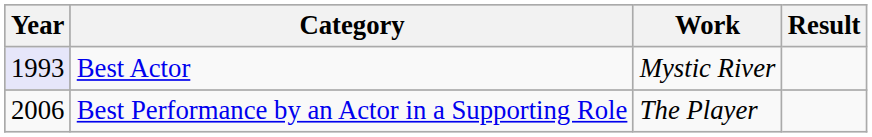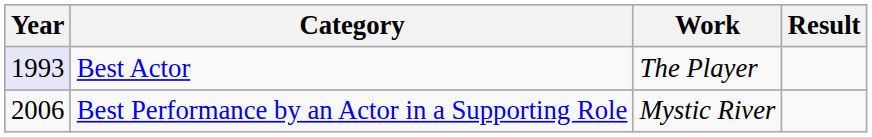(708, 68) Mystic River -> (699, 68) The Player
(699, 110) The Player -> (708, 110) Mystic River
